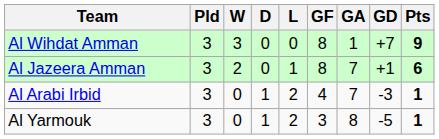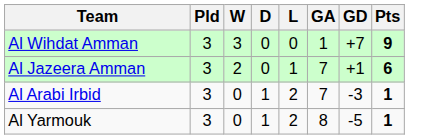- column: (322, 17)
